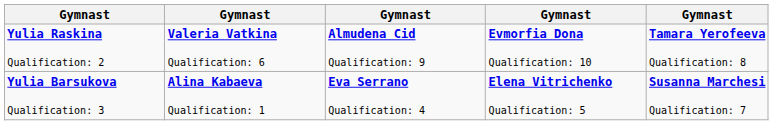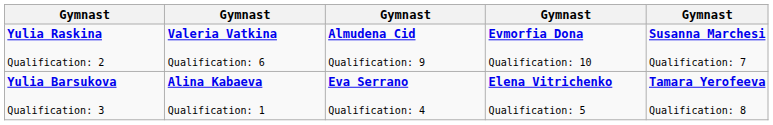(707, 48) Tamara Yerofeeva Qualification: 8 -> (707, 48) Susanna Marchesi Qualification: 7
(707, 96) Susanna Marchesi Qualification: 7 -> (707, 96) Tamara Yerofeeva Qualification: 8
